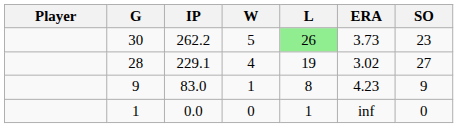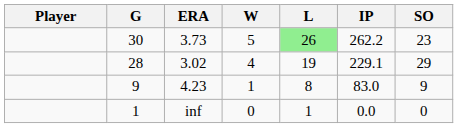columns swapped: (193, 16) <-> (366, 16)
(424, 63) 27 -> (424, 63) 29
